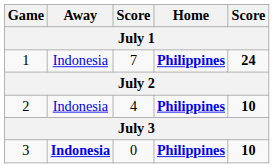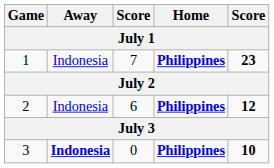(248, 60) 24 -> (248, 60) 23
(133, 106) 4 -> (133, 106) 6
(248, 106) 10 -> (248, 106) 12
